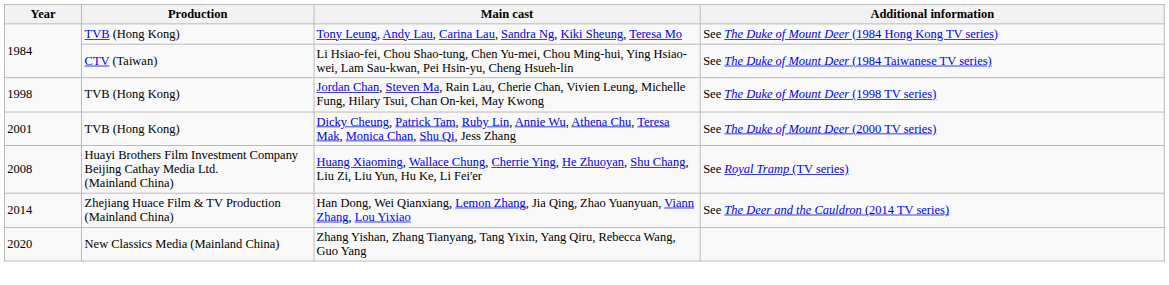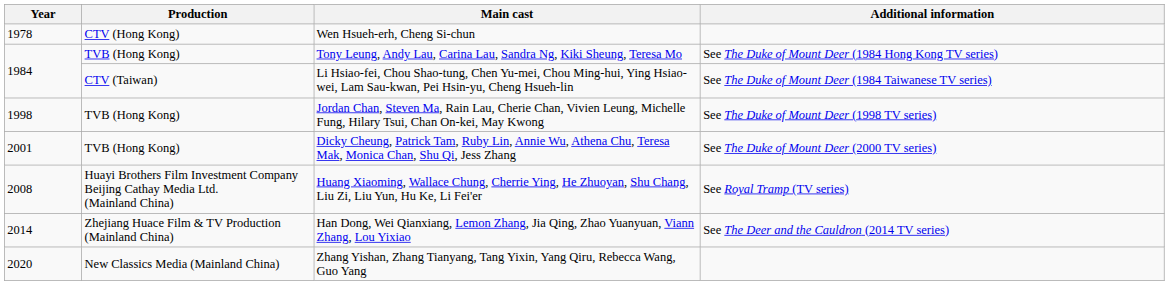+ row: (396, 34)
